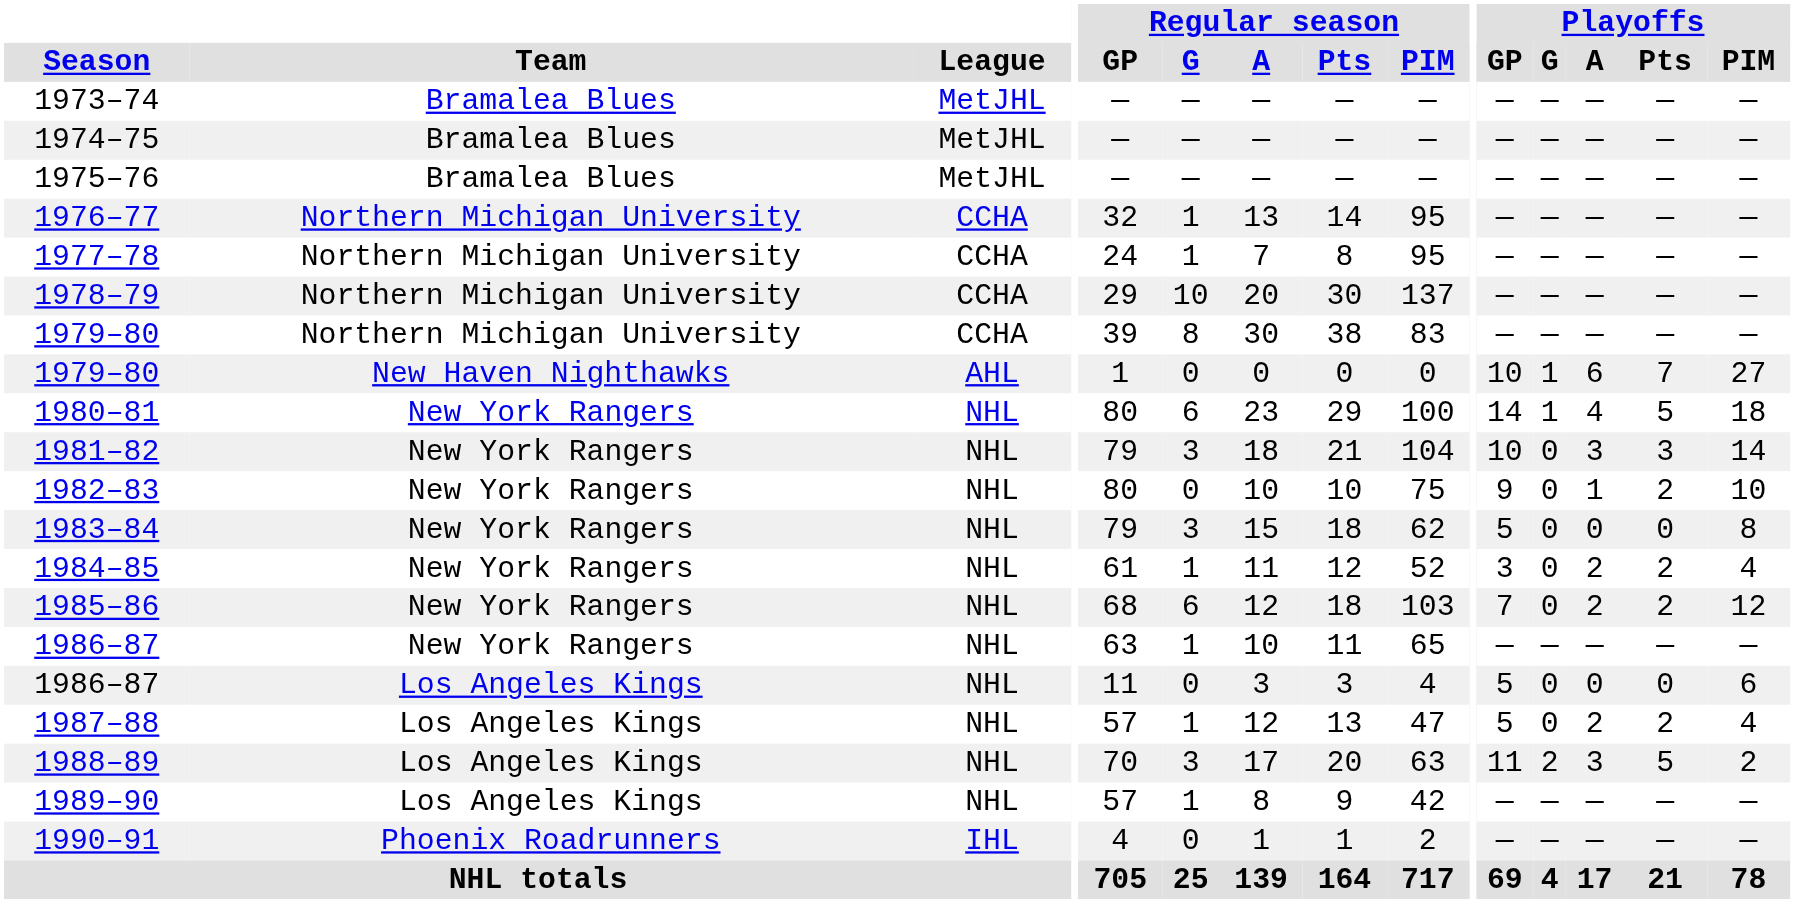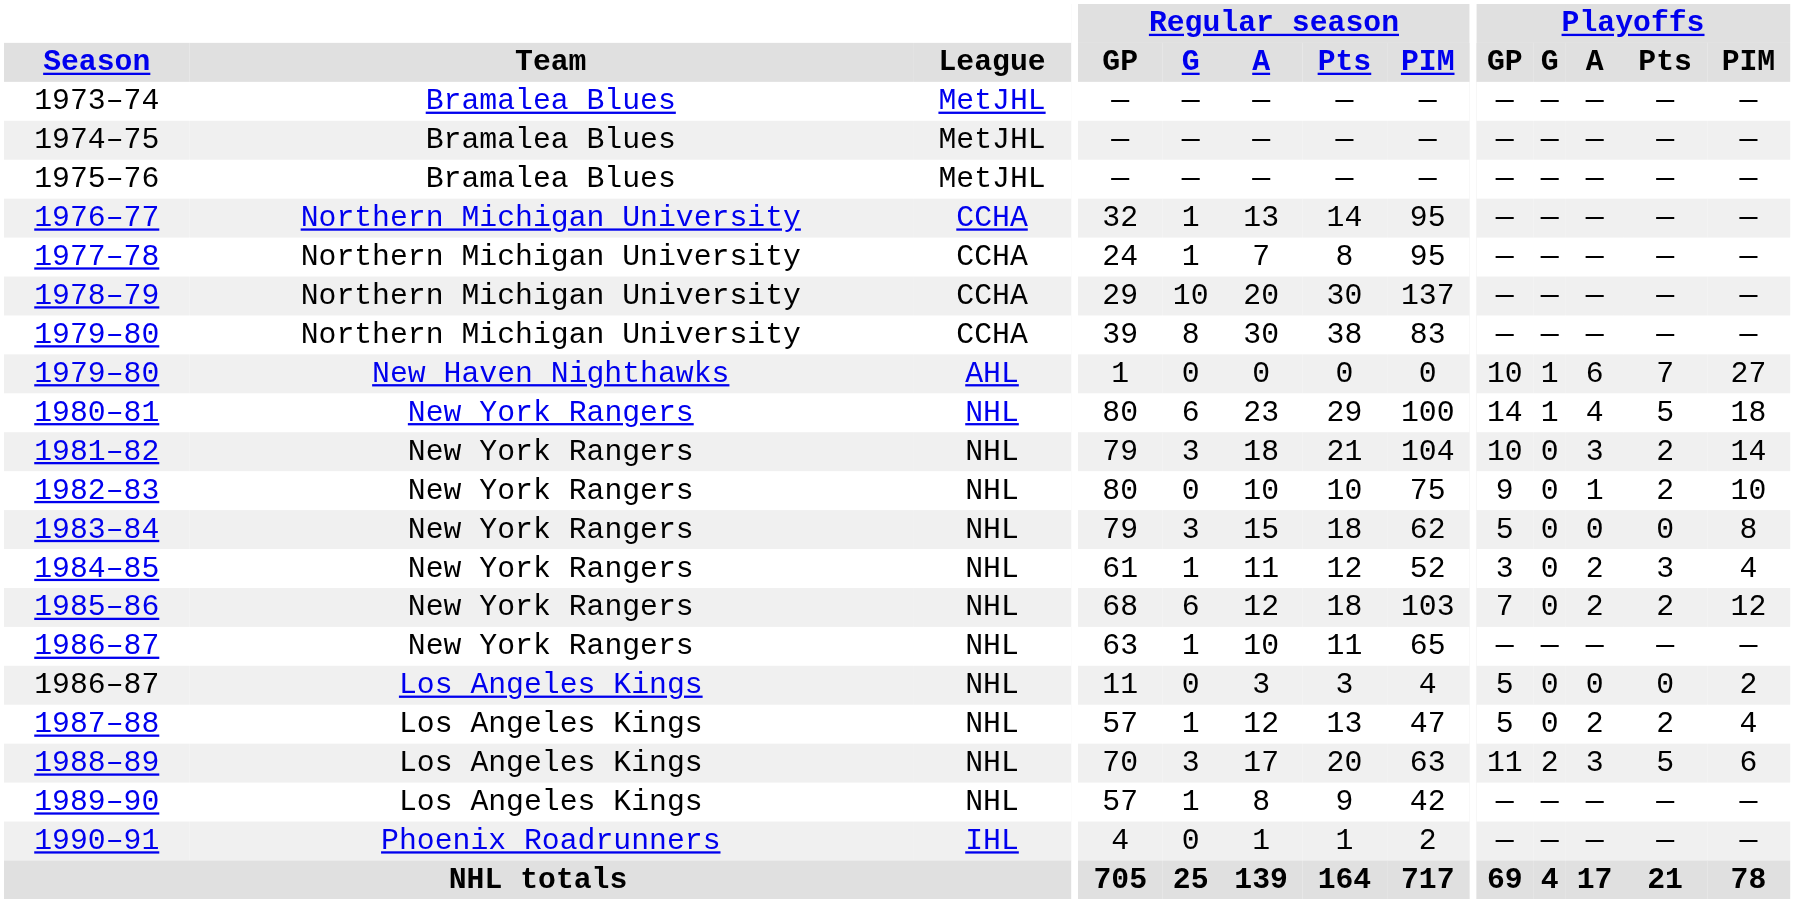(1665, 452) 3 -> (1665, 452) 2
(1665, 568) 2 -> (1665, 568) 3
(1748, 685) 6 -> (1748, 685) 2
(1748, 763) 2 -> (1748, 763) 6
